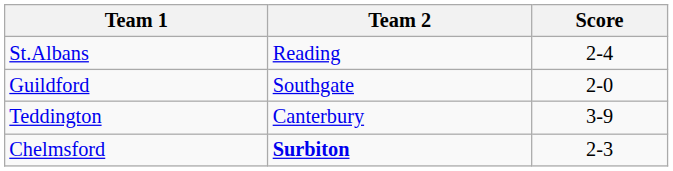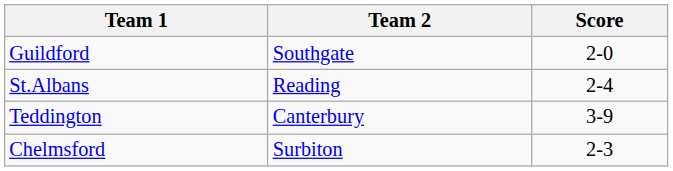rows swapped: (49, 52) <-> (49, 85)
(311, 149) bold -> (308, 149) normal
